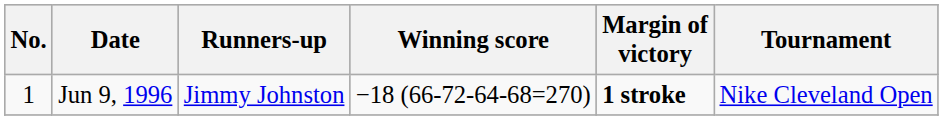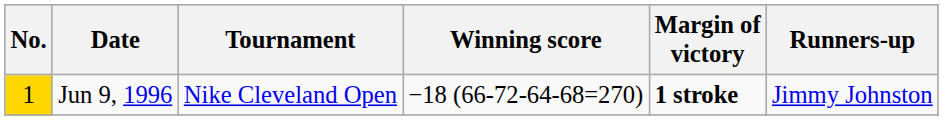columns swapped: (826, 39) <-> (264, 39)
(29, 94) no background -> (29, 94) gold background
